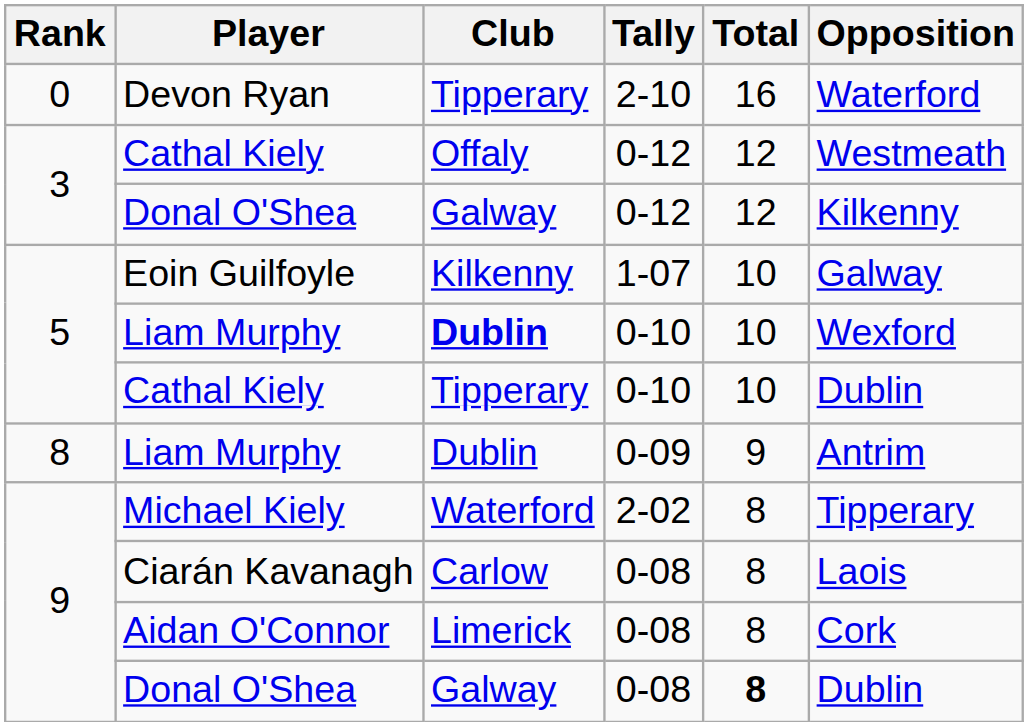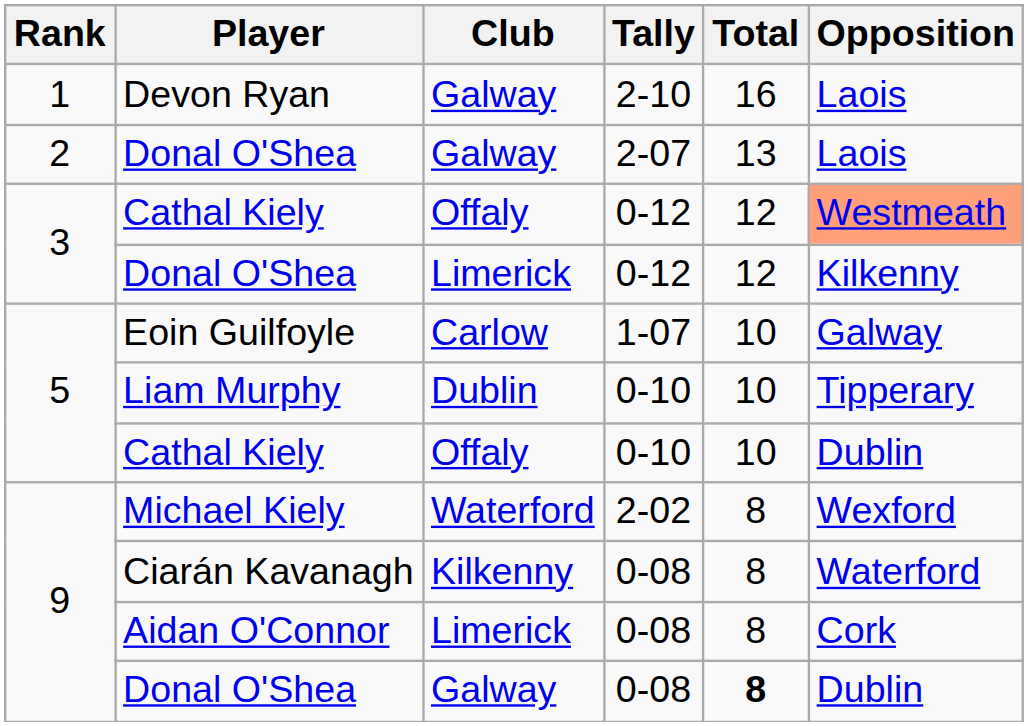(60, 93) 0 -> (60, 93) 1
(510, 93) Tipperary -> (494, 93) Galway
(898, 93) Waterford -> (862, 93) Laois
+ row: (240, 153)
(911, 153) no background -> (911, 213) lightsalmon background
(494, 213) Galway -> (501, 272) Limerick
(502, 272) Kilkenny -> (490, 332) Carlow
(489, 332) bold -> (484, 392) normal
(886, 332) Wexford -> (895, 392) Tipperary
(510, 392) Tipperary -> (480, 451) Offaly
- row: (232, 451)
(895, 511) Tipperary -> (886, 511) Wexford
(490, 570) Carlow -> (502, 570) Kilkenny
(862, 570) Laois -> (898, 570) Waterford
